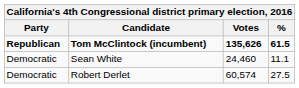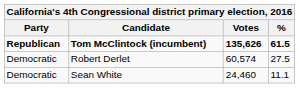rows swapped: (100, 75) <-> (96, 59)
